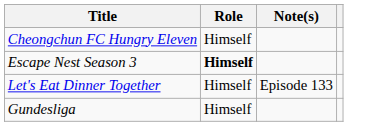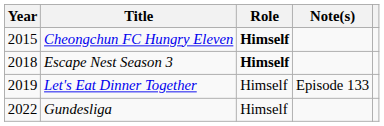+ column: (23, 16)
(228, 39) normal -> (265, 39) bold
